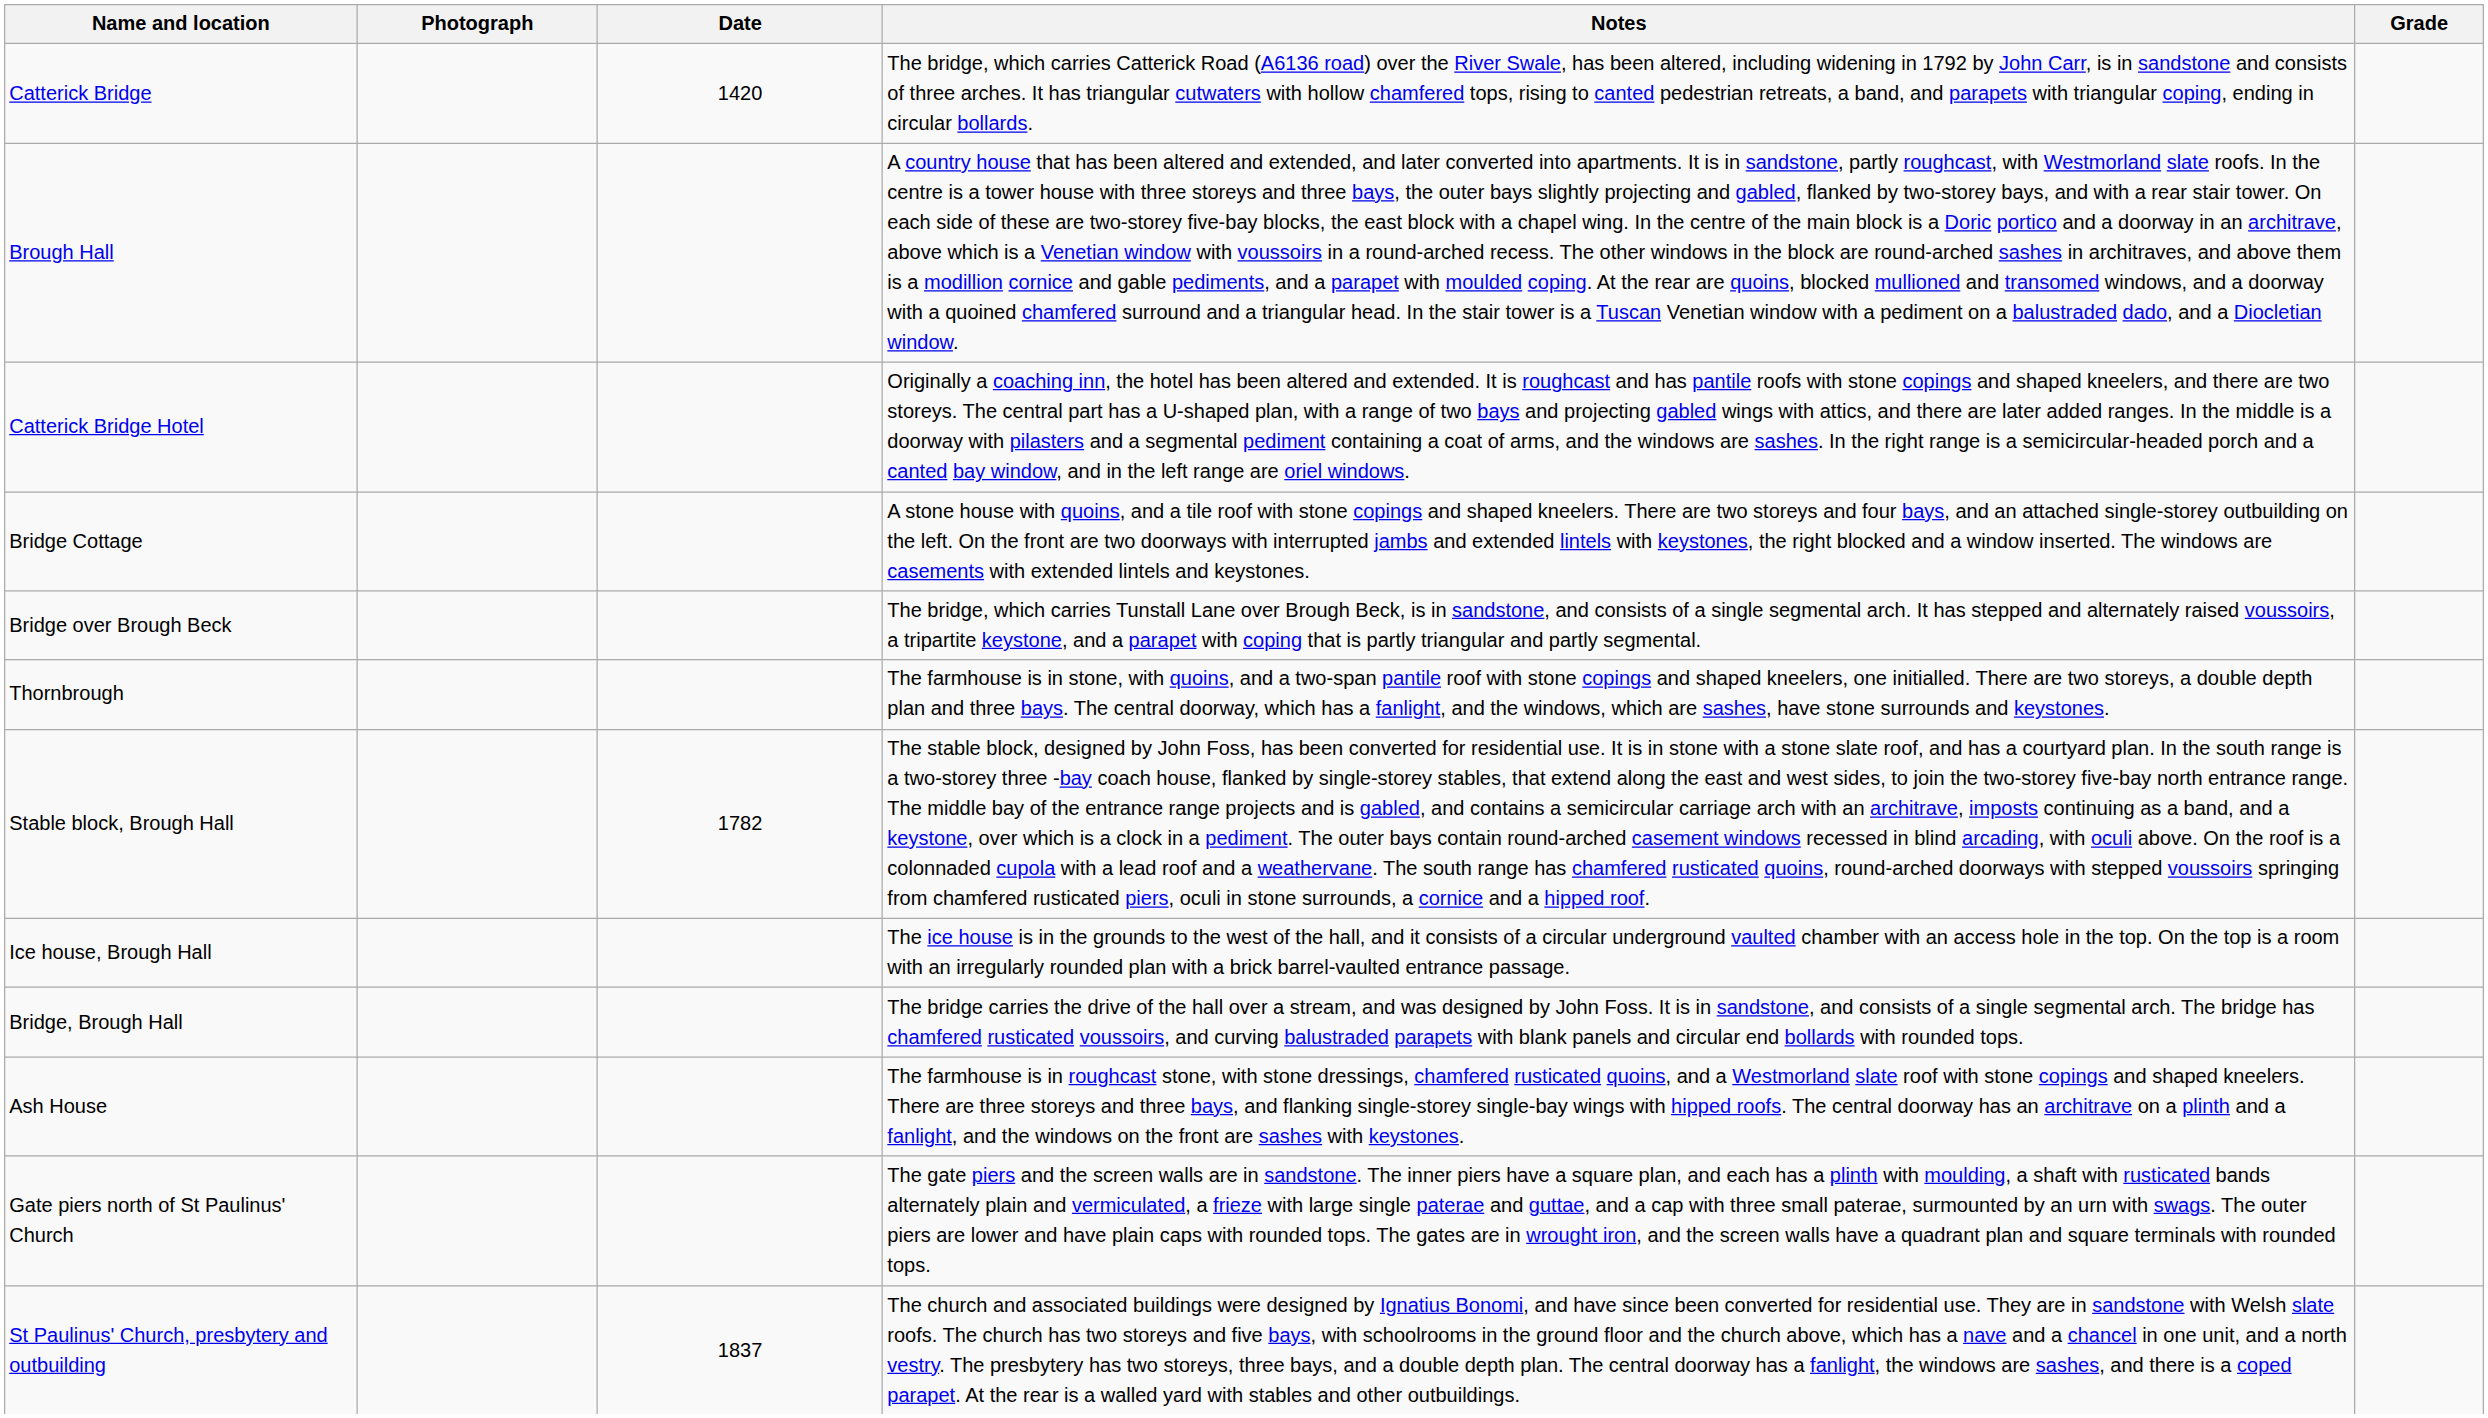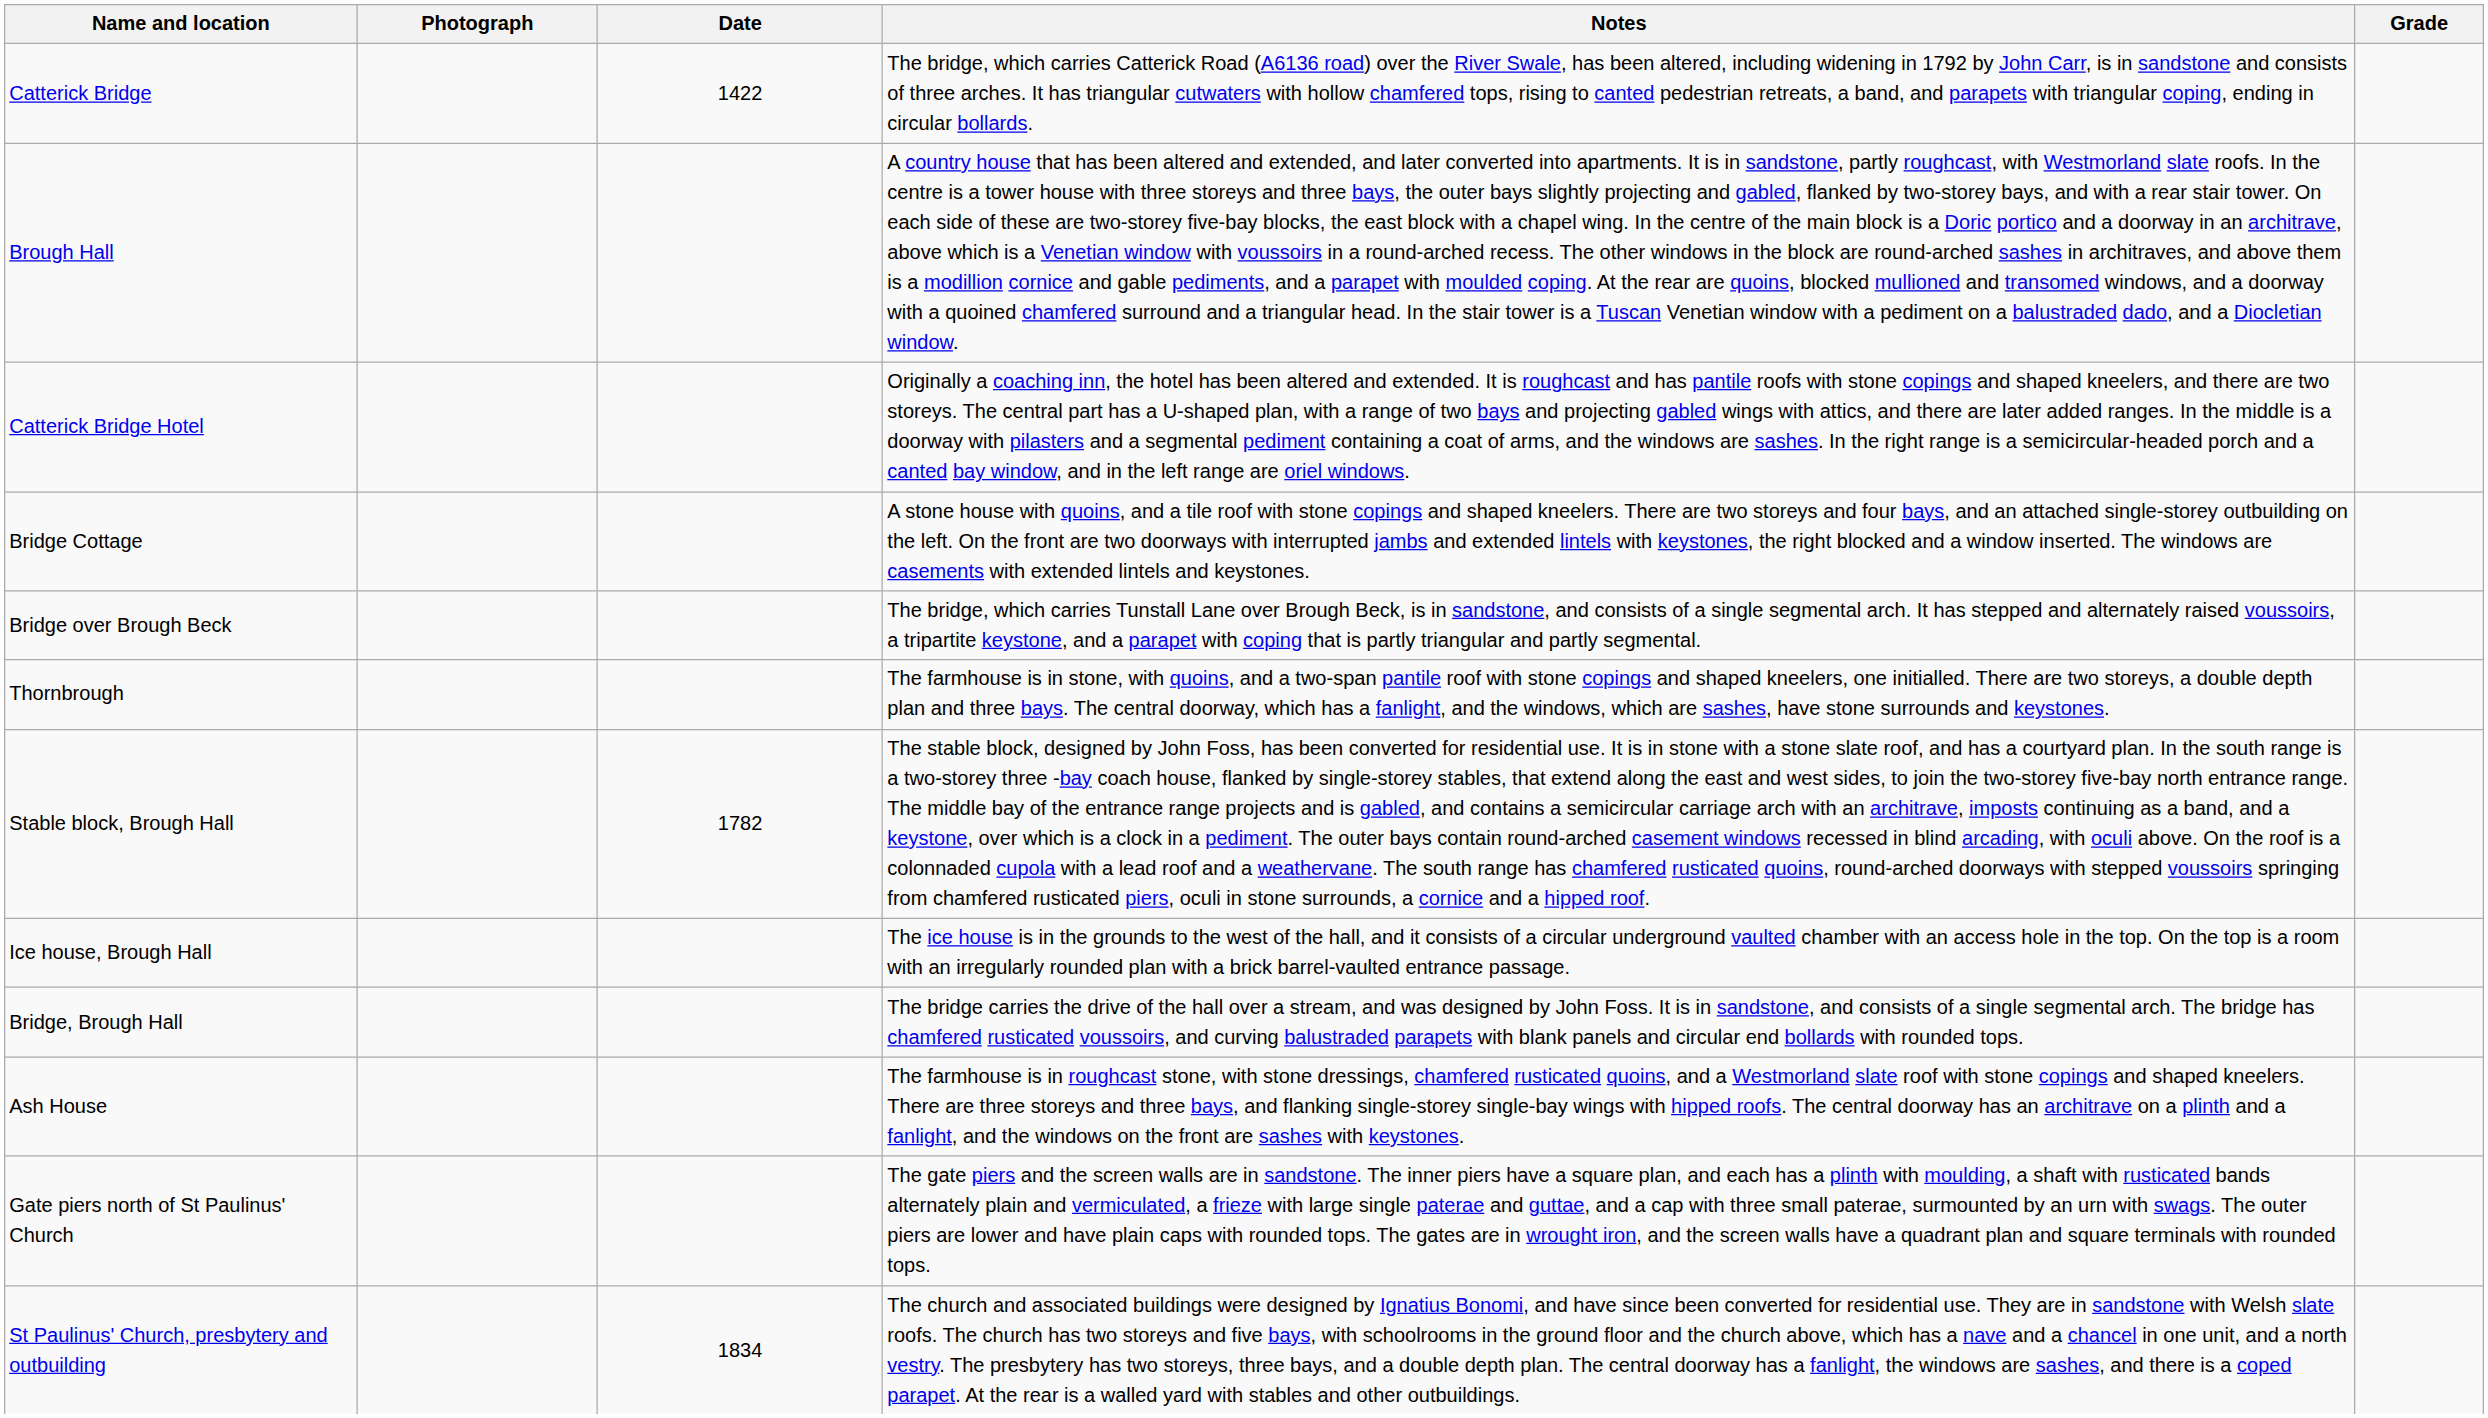(740, 93) 1420 -> (740, 93) 1422
(740, 1349) 1837 -> (740, 1349) 1834
